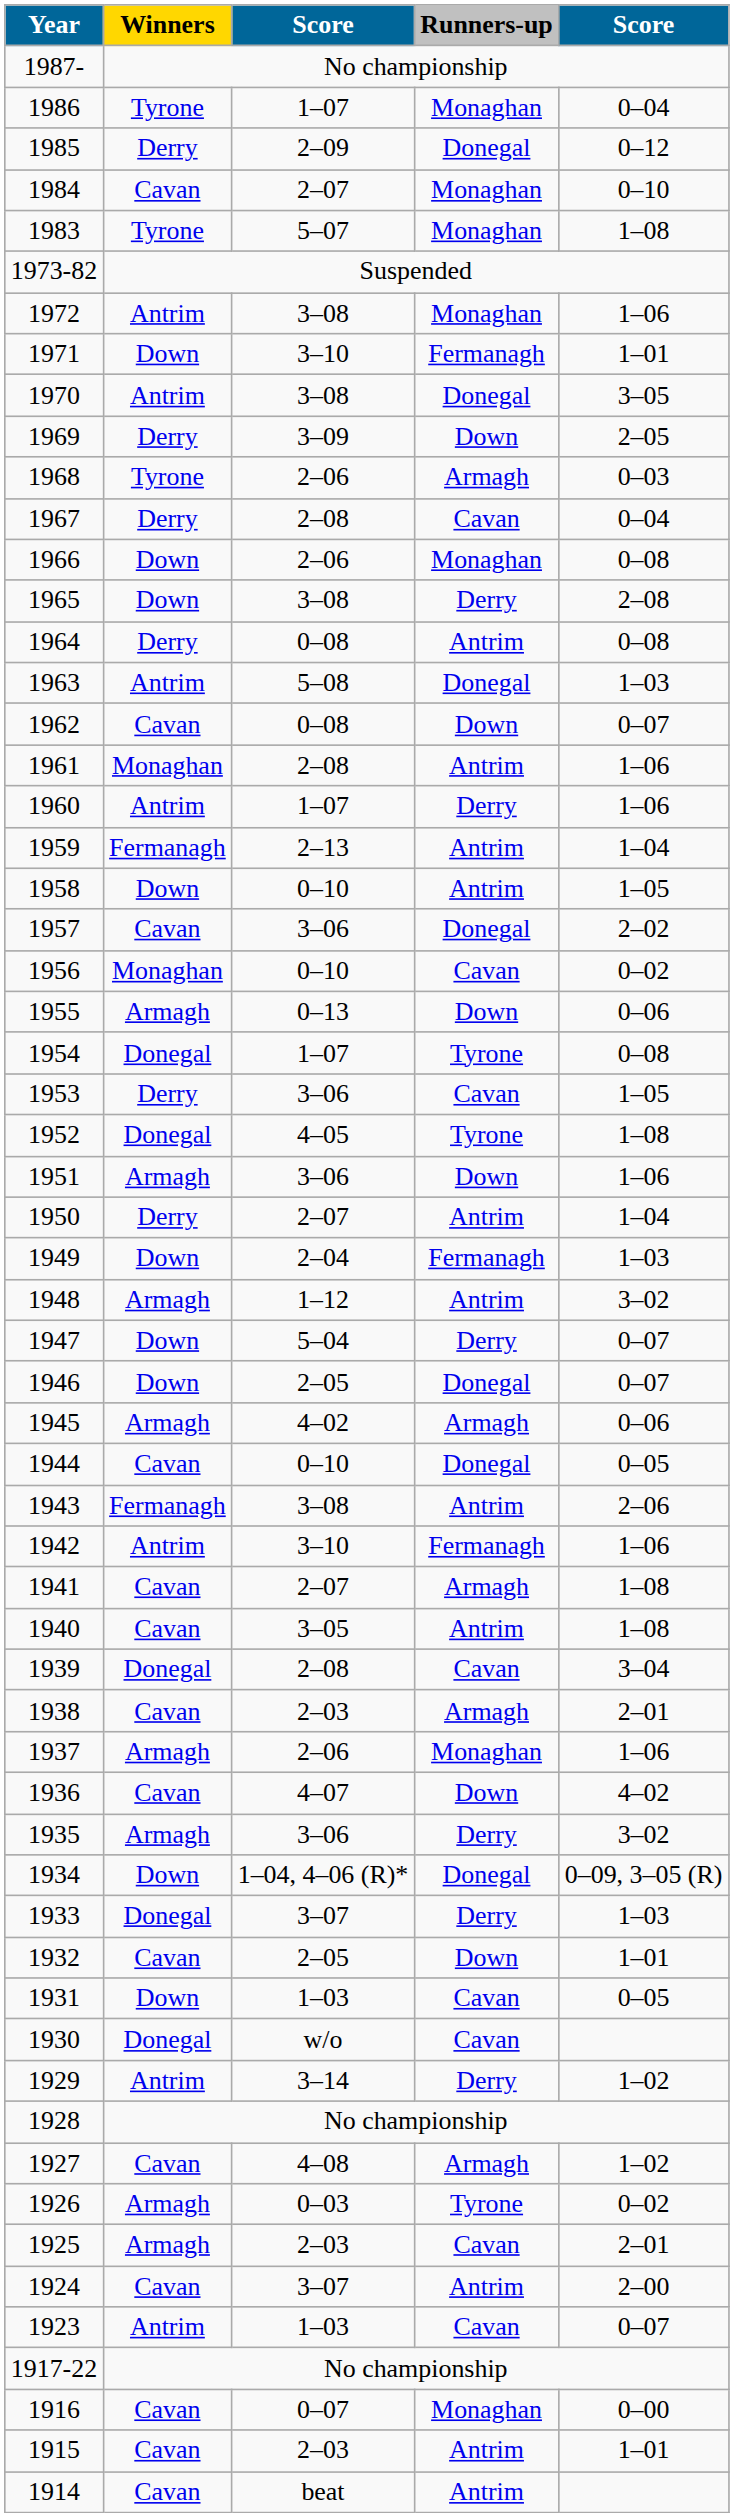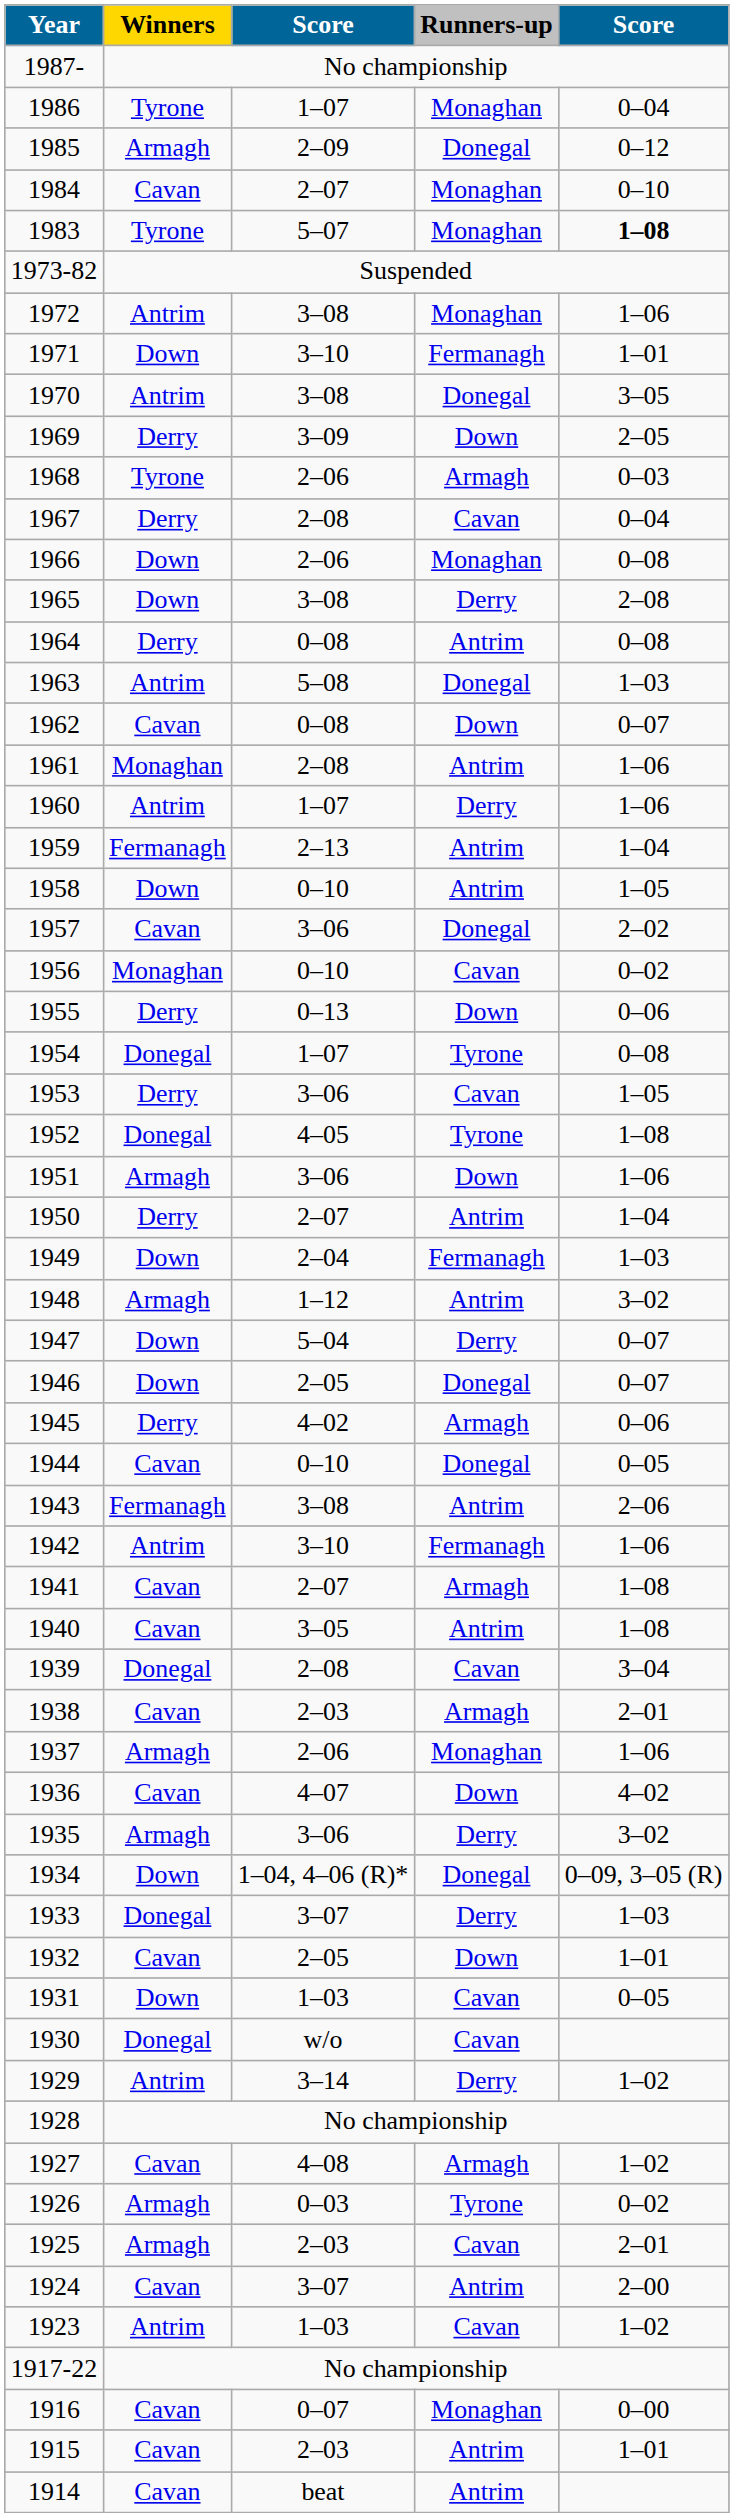(167, 148) Derry -> (167, 148) Armagh
(644, 230) normal -> (644, 230) bold
(167, 1011) Armagh -> (167, 1011) Derry
(167, 1422) Armagh -> (167, 1422) Derry
(644, 2327) 0–07 -> (644, 2327) 1–02
